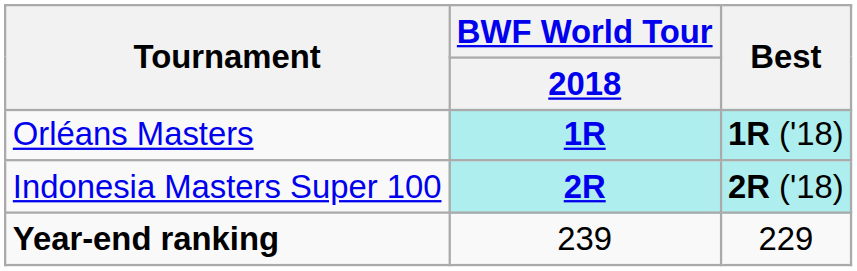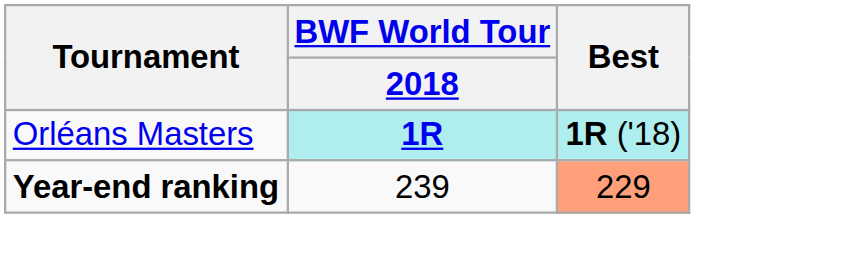- row: (227, 187)
(786, 239) no background -> (623, 187) lightsalmon background
